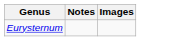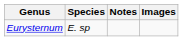+ column: (86, 12)
